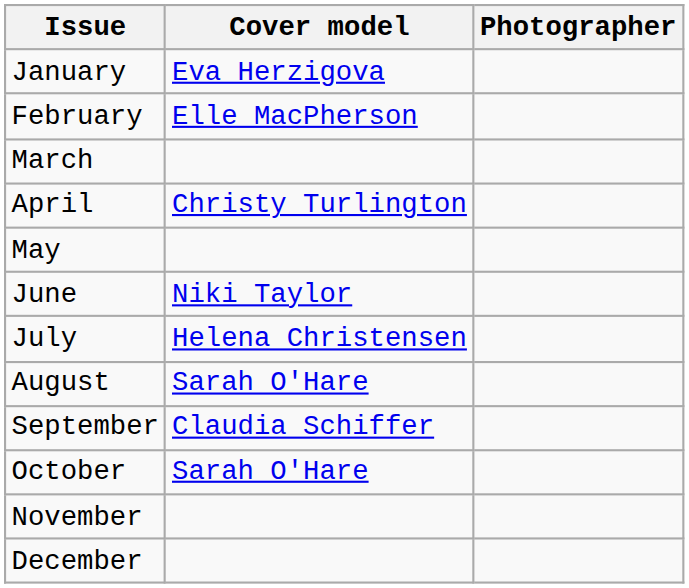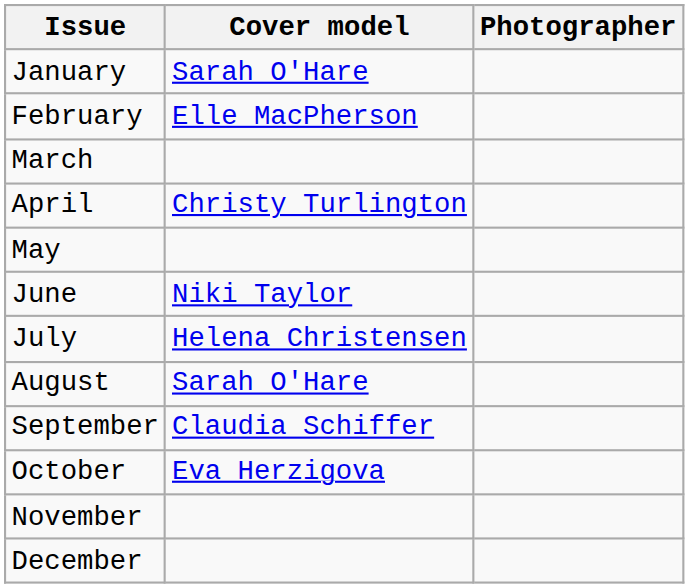(278, 72) Eva Herzigova -> (270, 72) Sarah O'Hare
(270, 472) Sarah O'Hare -> (278, 472) Eva Herzigova
